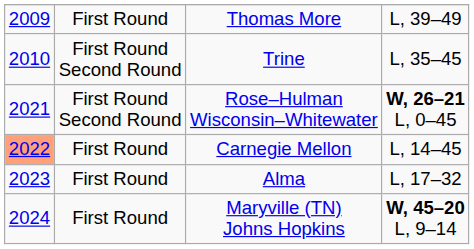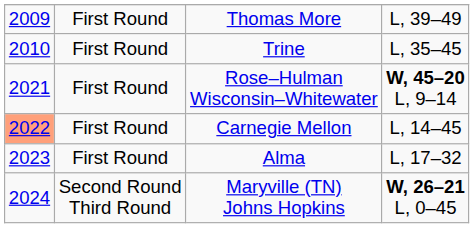(120, 59) First Round Second Round -> (120, 48) First Round
(120, 109) First Round Second Round -> (120, 88) First Round
(426, 109) W, 26–21 L, 0–45 -> (426, 88) W, 45–20 L, 9–14
(120, 218) First Round -> (120, 197) Second Round Third Round
(426, 218) W, 45–20 L, 9–14 -> (426, 197) W, 26–21 L, 0–45
